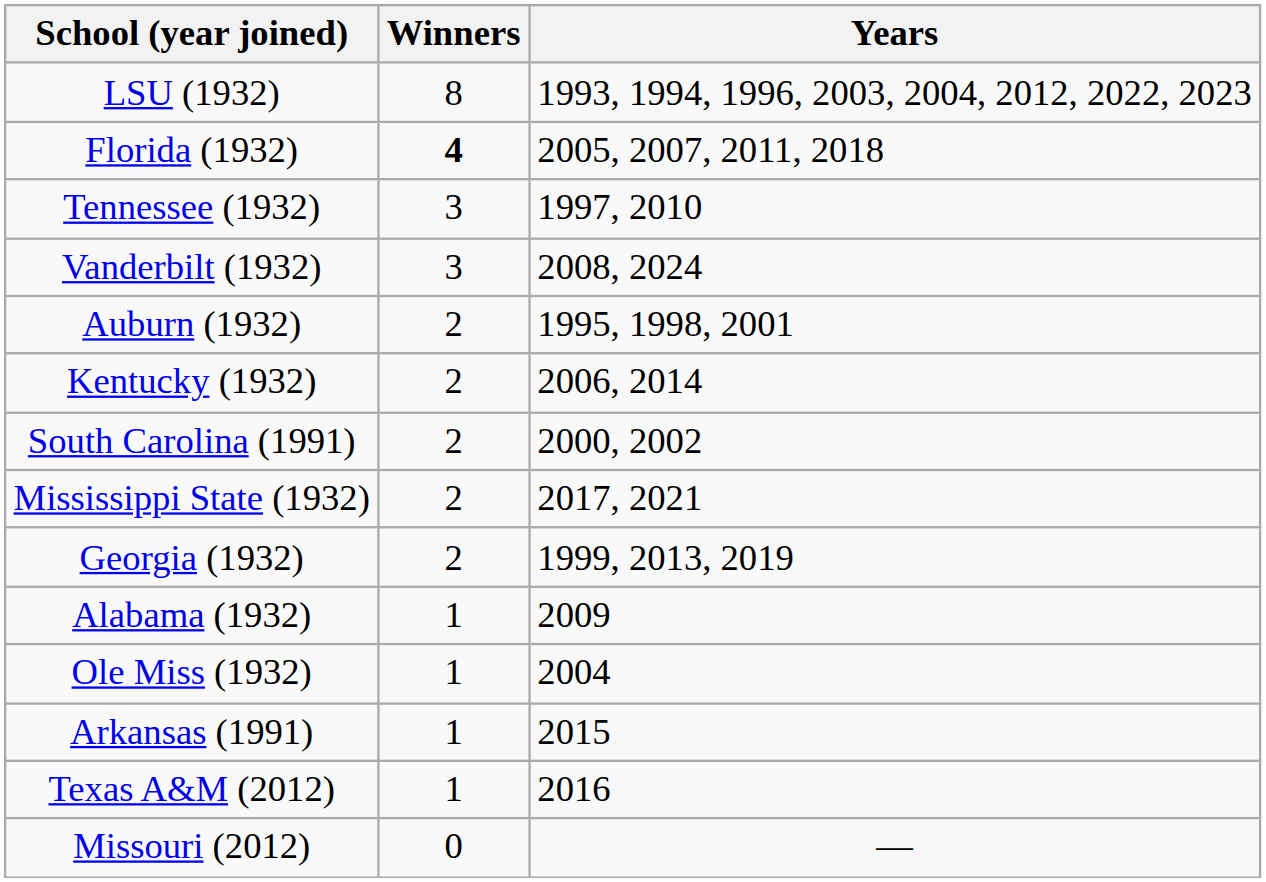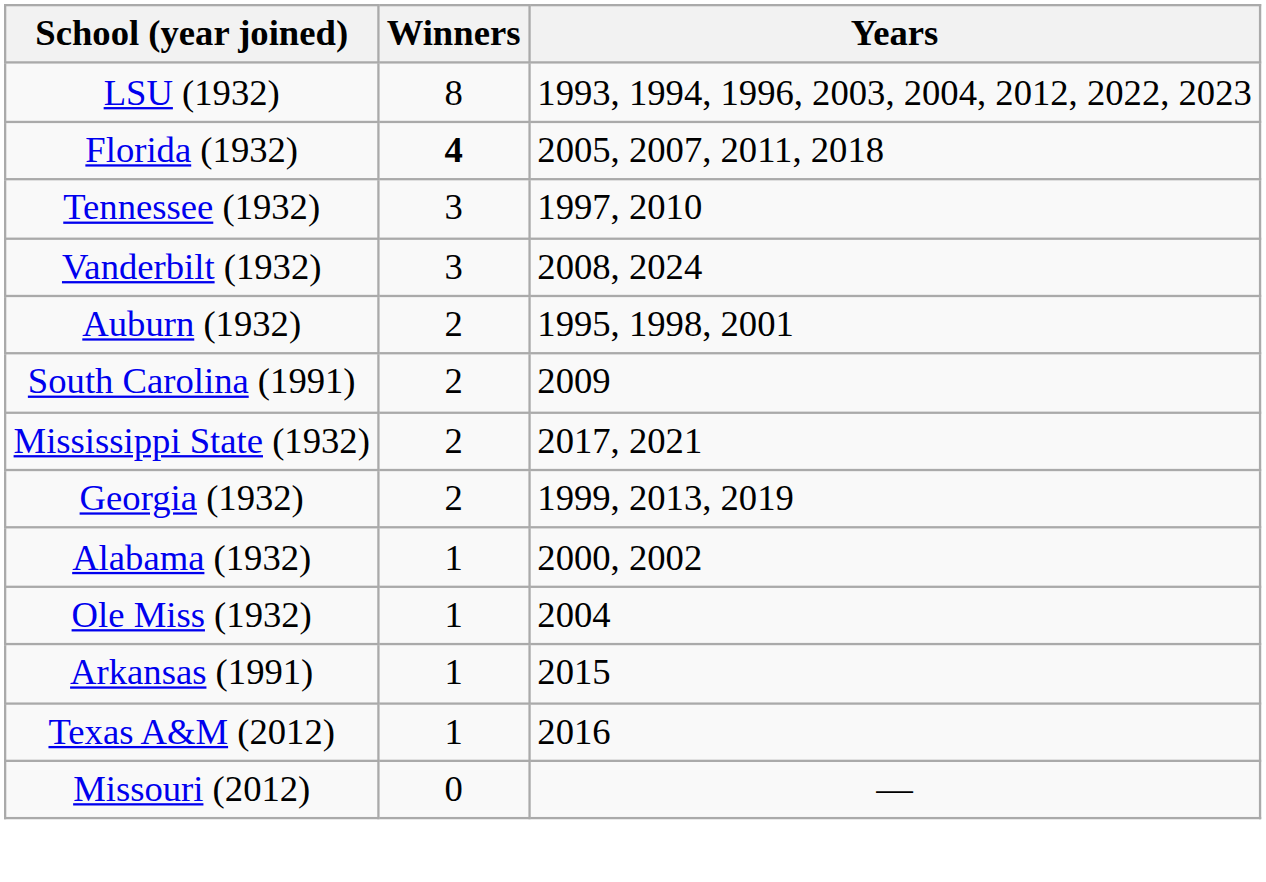- row: (192, 382)
(620, 440) 2000, 2002 -> (574, 382) 2009
(574, 614) 2009 -> (620, 556) 2000, 2002
